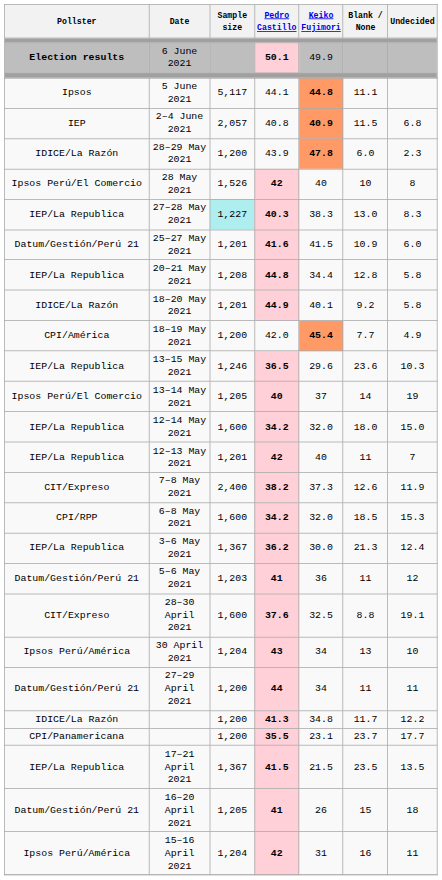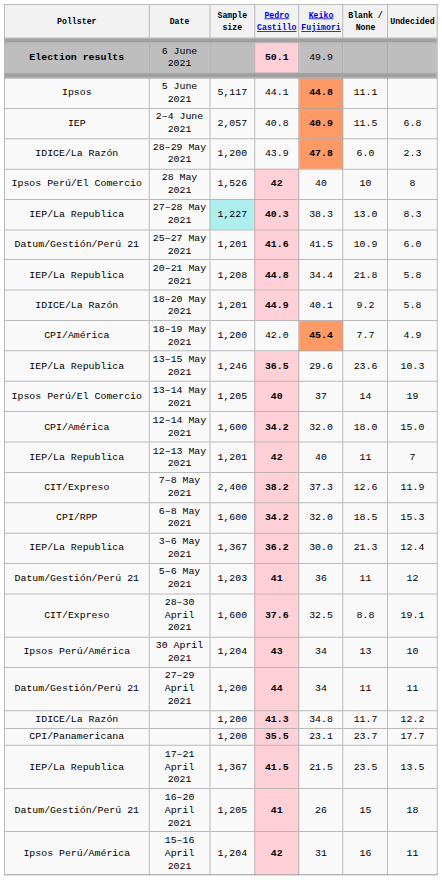(365, 275) 12.8 -> (365, 275) 21.8
(77, 427) IEP/La Republica -> (77, 427) CPI/América
